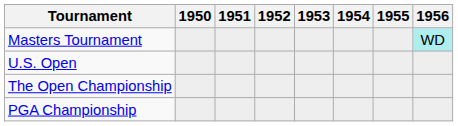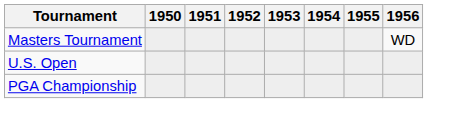(433, 40) paleturquoise background -> (403, 40) no background
- row: (90, 86)
